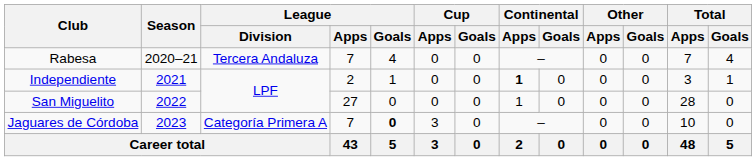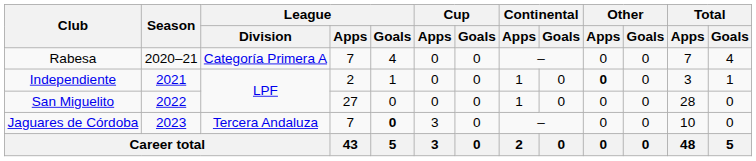(265, 58) Tercera Andaluza -> (265, 58) Categoría Primera A
(519, 79) bold -> (519, 79) normal
(603, 79) normal -> (603, 79) bold
(265, 123) Categoría Primera A -> (265, 123) Tercera Andaluza
